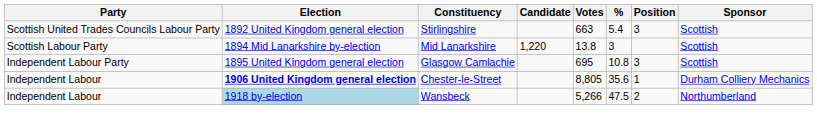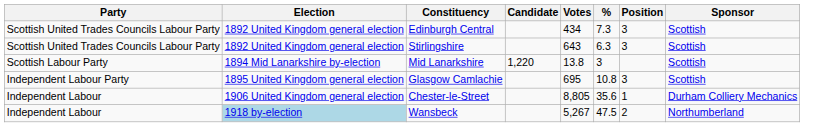+ row: (451, 29)
(584, 29) 663 -> (572, 46) 643
(616, 29) 5.4 -> (603, 46) 6.3
(320, 79) bold -> (314, 96) normal
(589, 96) 5,266 -> (577, 113) 5,267
